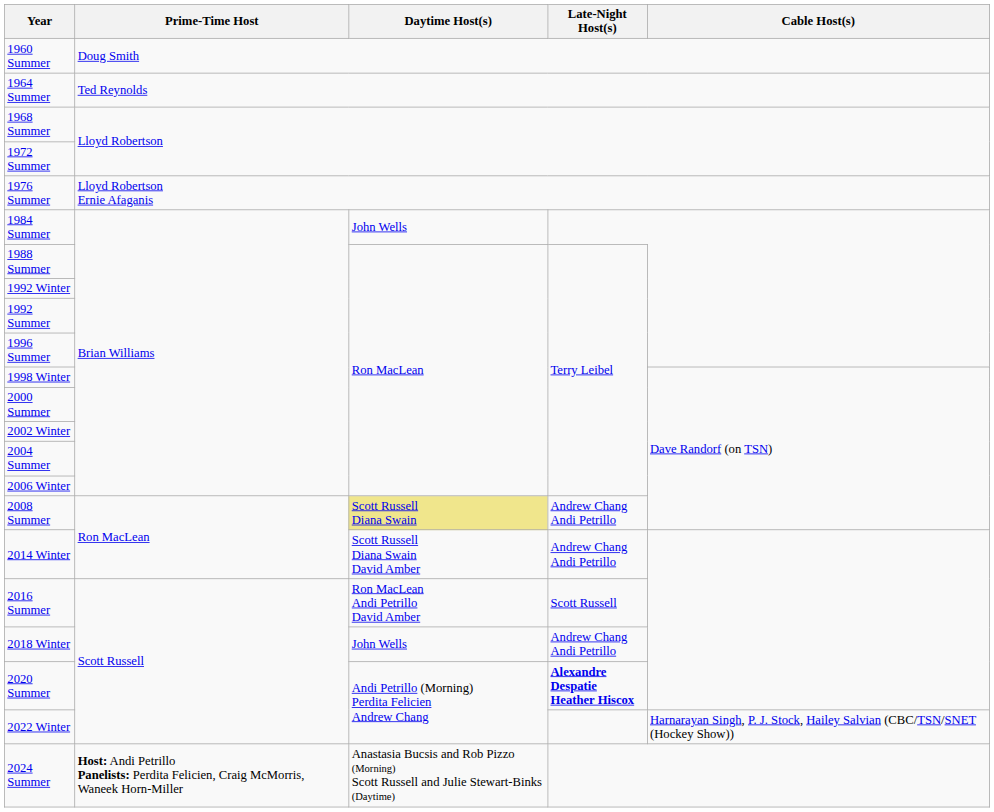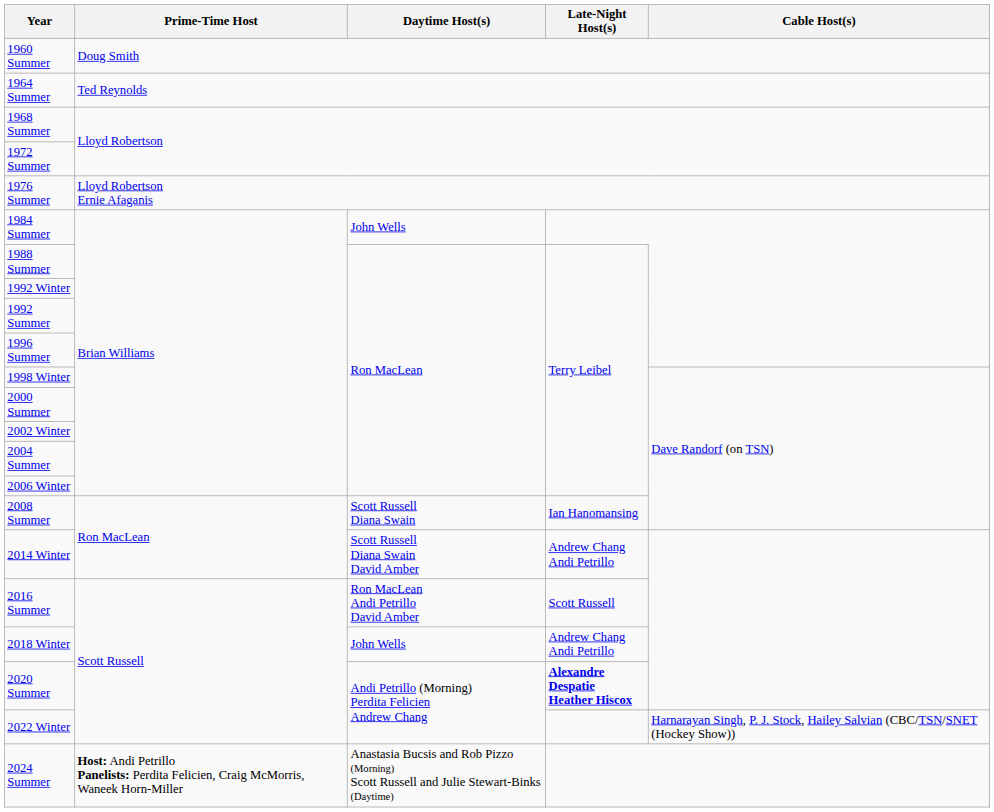(385, 513) khaki background -> (384, 513) no background
(589, 513) Andrew Chang Andi Petrillo -> (593, 513) Ian Hanomansing
